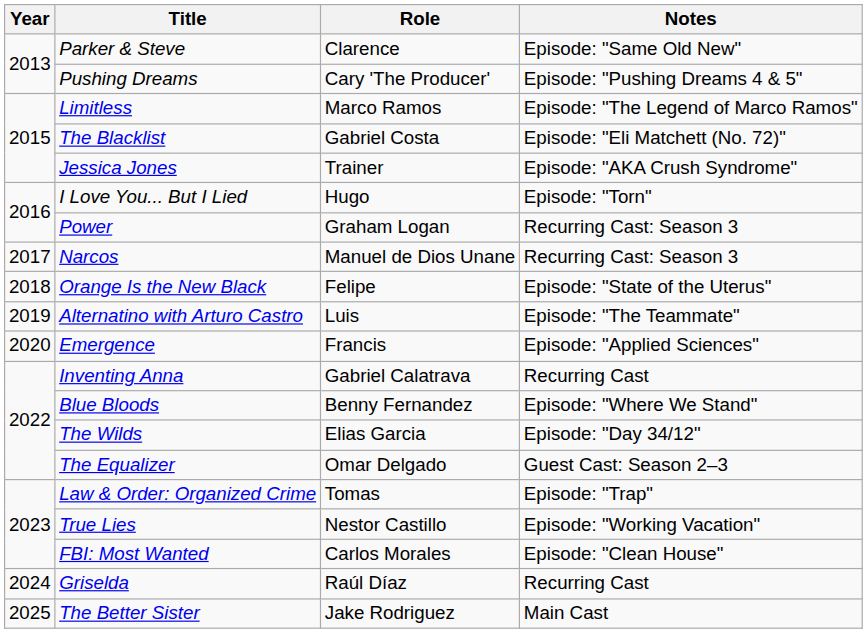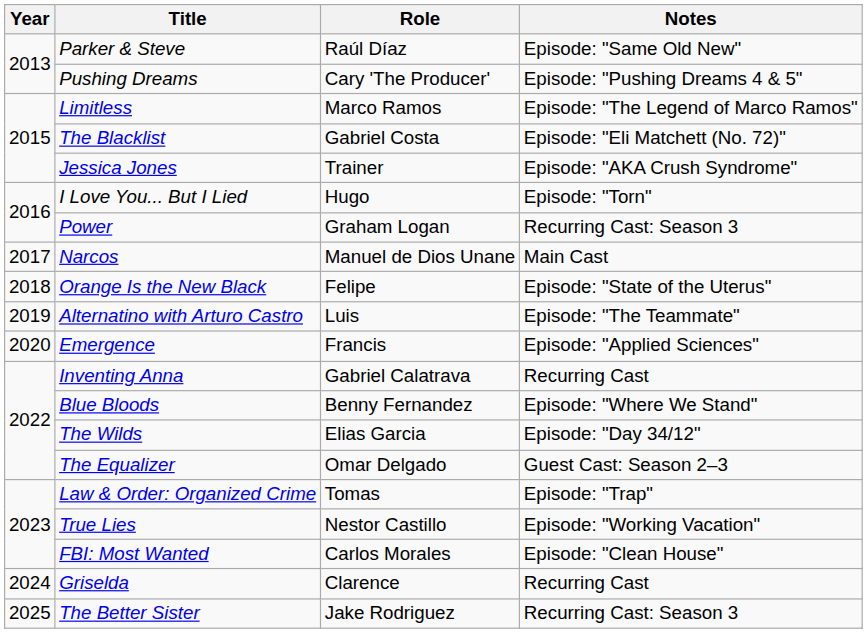(362, 49) Clarence -> (366, 49) Raúl Díaz
(631, 256) Recurring Cast: Season 3 -> (566, 256) Main Cast
(366, 583) Raúl Díaz -> (362, 583) Clarence
(566, 613) Main Cast -> (631, 613) Recurring Cast: Season 3
